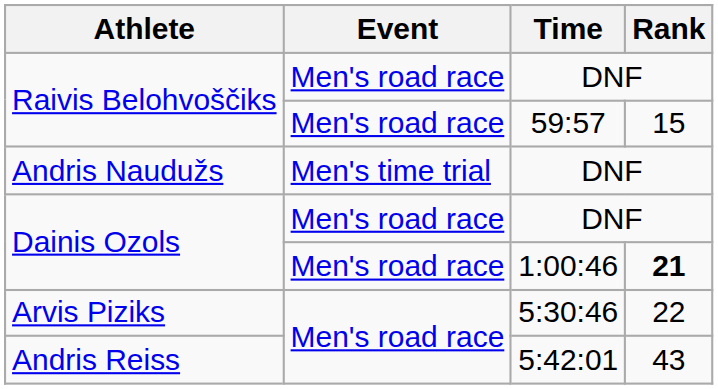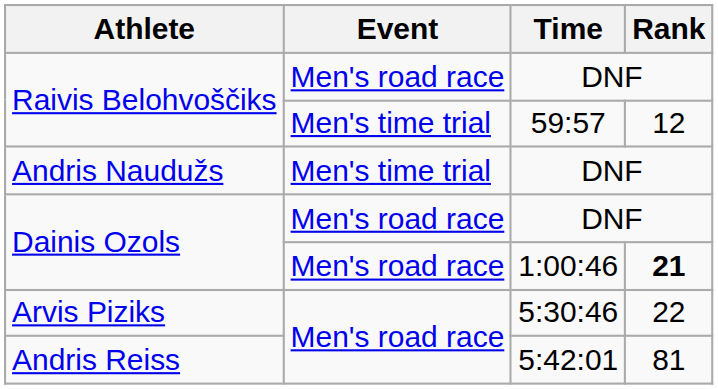(397, 124) Men's road race -> (391, 124) Men's time trial
(669, 124) 15 -> (669, 124) 12
(669, 360) 43 -> (669, 360) 81
